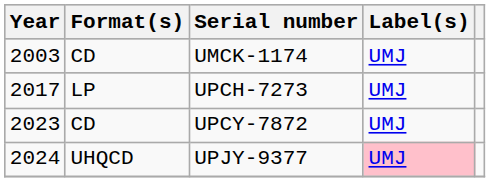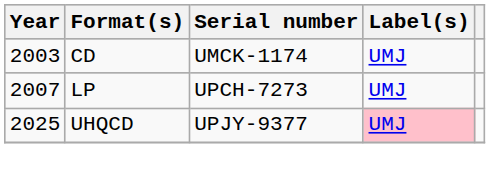(35, 91) 2017 -> (35, 91) 2007
- row: (251, 125)
(35, 159) 2024 -> (35, 125) 2025
